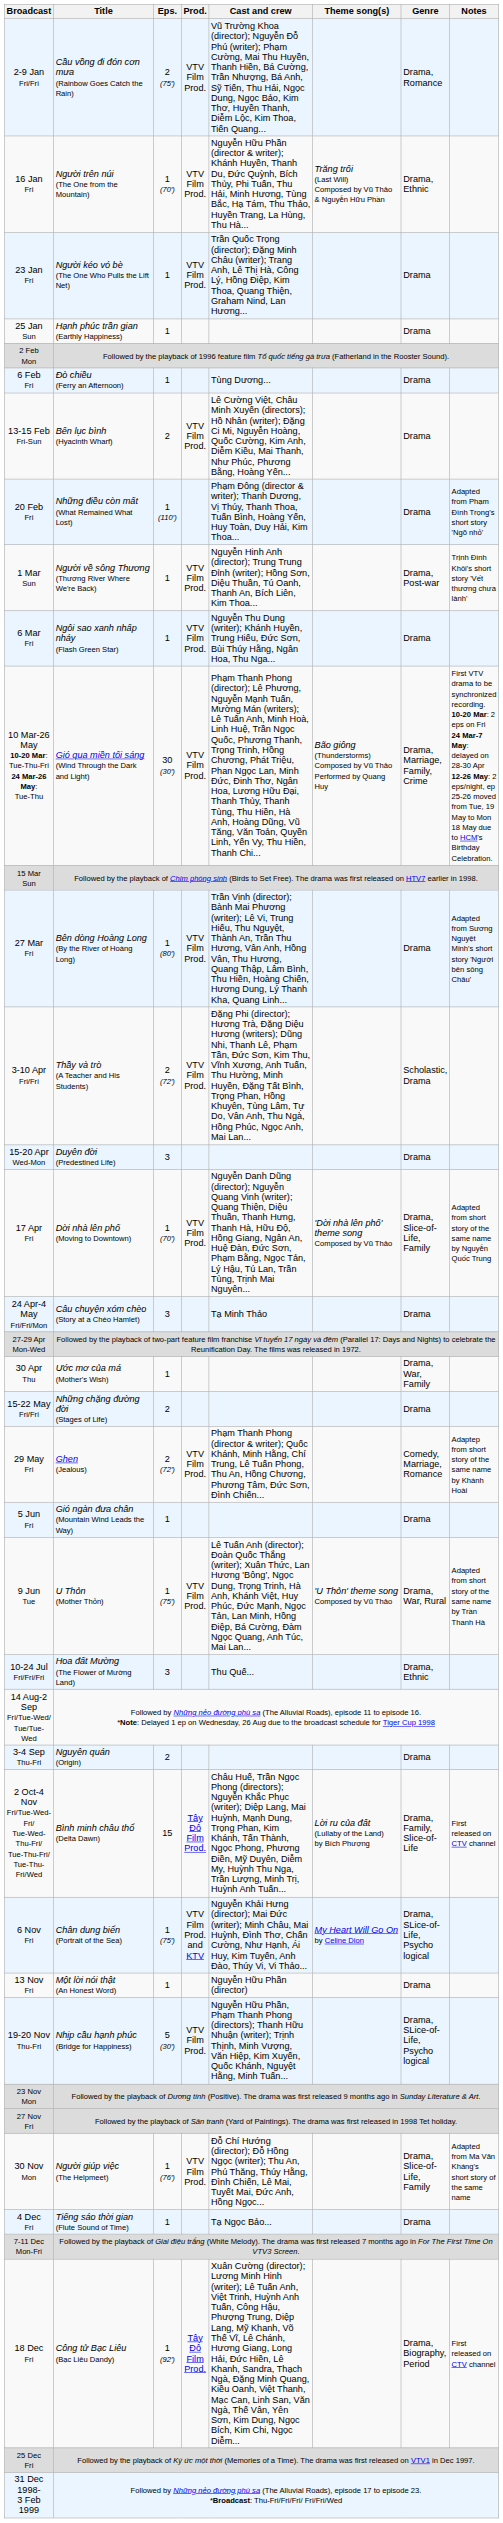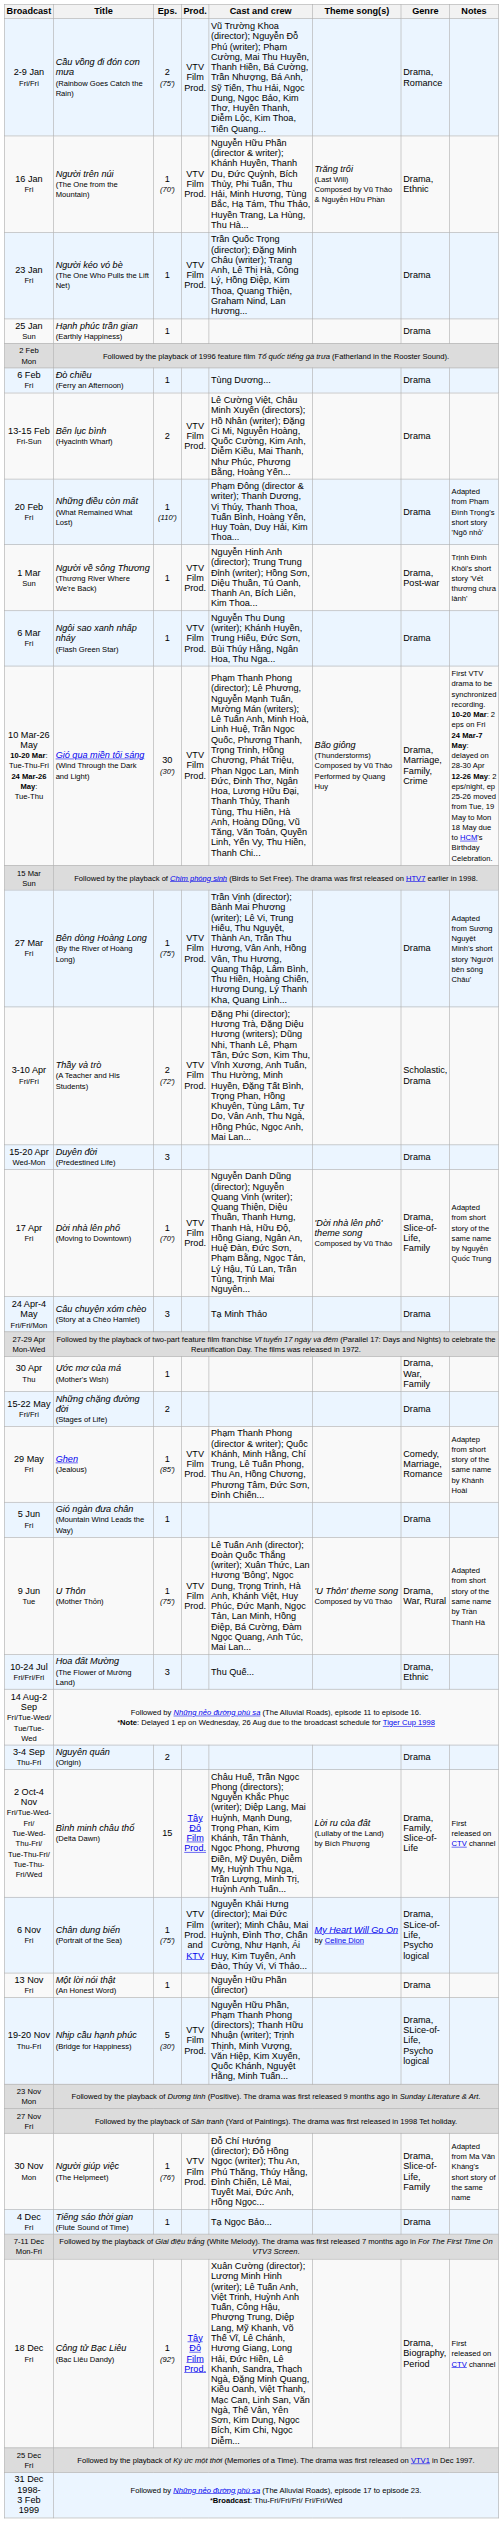(167, 948) 1 (80′) -> (167, 948) 1 (75′)
(167, 1464) 2 (72′) -> (167, 1464) 1 (85′)
